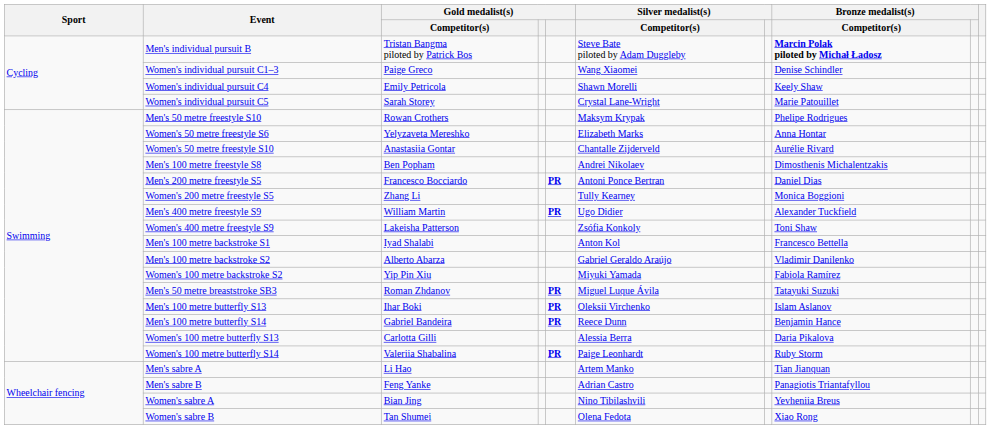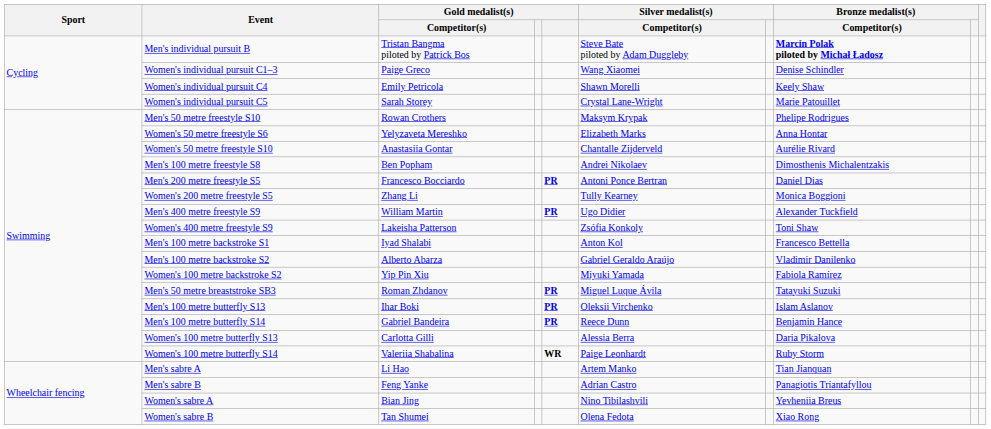(554, 353) PR -> (553, 353) WR
